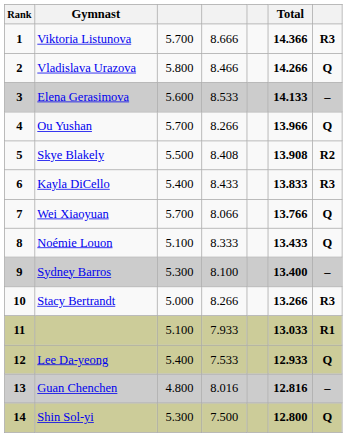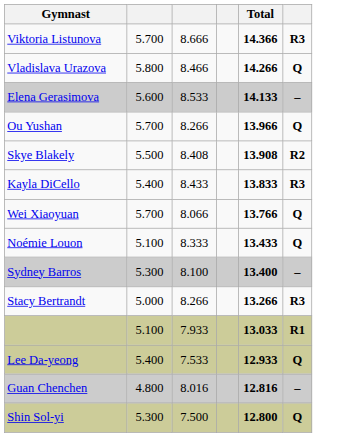- column: (19, 15)
